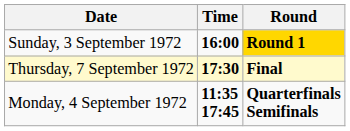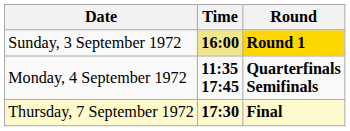(220, 42) no background -> (220, 42) khaki background
rows swapped: (97, 103) <-> (101, 68)
